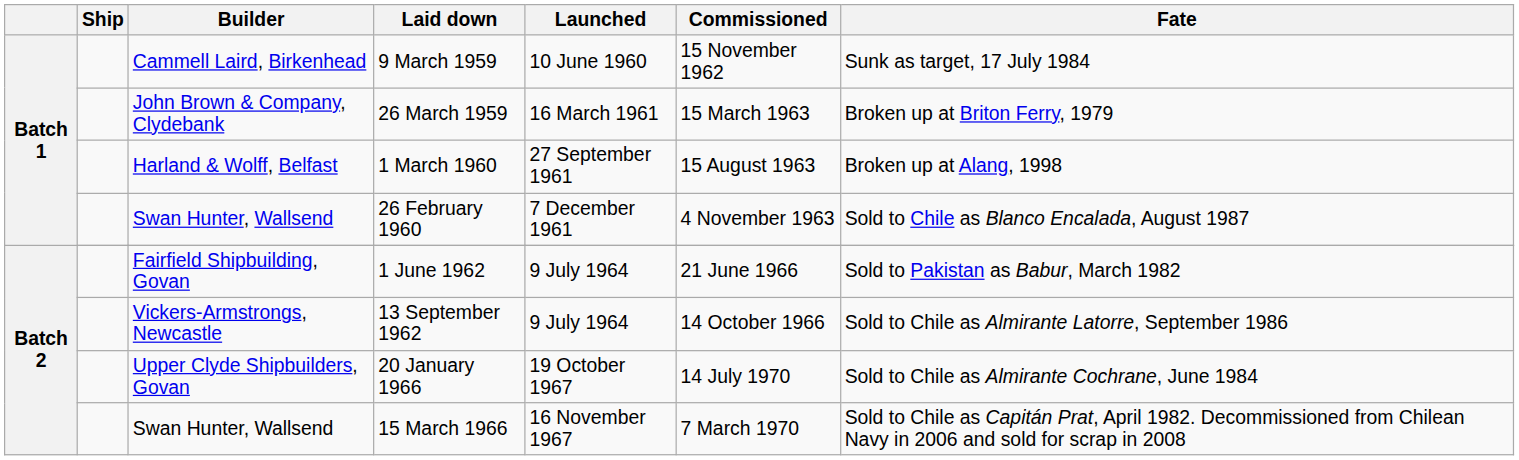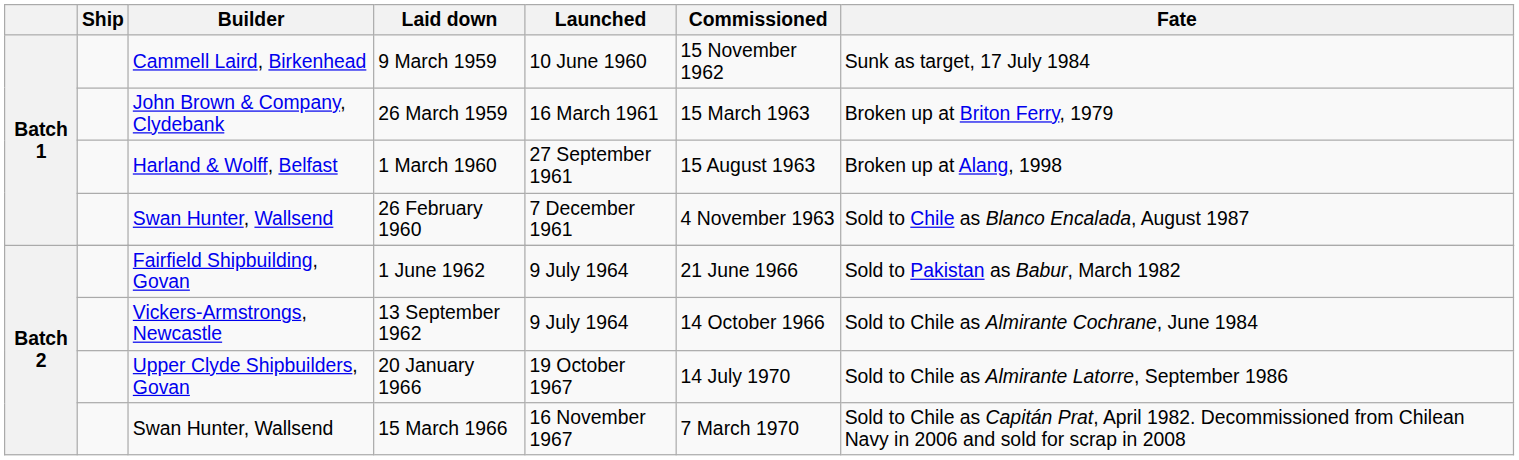(1066, 323) Sold to Chile as Almirante Latorre, September 1986 -> (1051, 323) Sold to Chile as Almirante Cochrane, June 1984
(1051, 376) Sold to Chile as Almirante Cochrane, June 1984 -> (1066, 376) Sold to Chile as Almirante Latorre, September 1986
